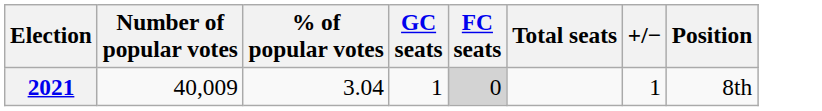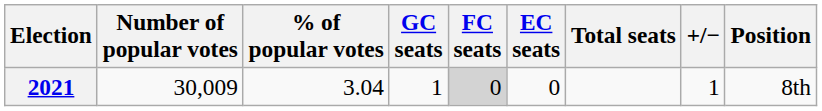+ column: (536, 36)
(206, 86) 40,009 -> (206, 86) 30,009
